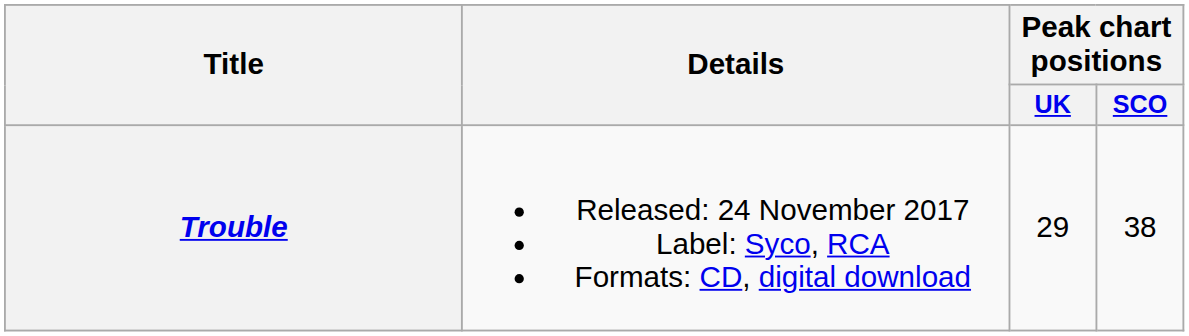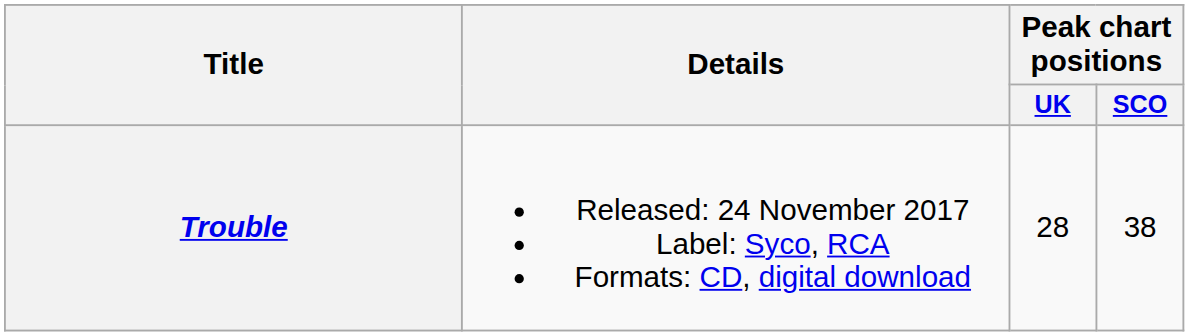(1053, 227) 29 -> (1053, 227) 28
